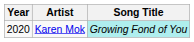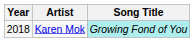(18, 29) 2020 -> (18, 29) 2018
